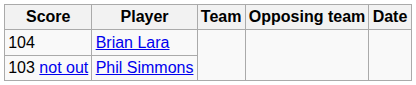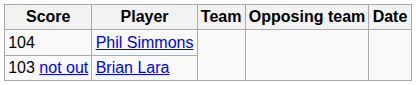(133, 42) Brian Lara -> (145, 42) Phil Simmons
(145, 67) Phil Simmons -> (133, 67) Brian Lara
